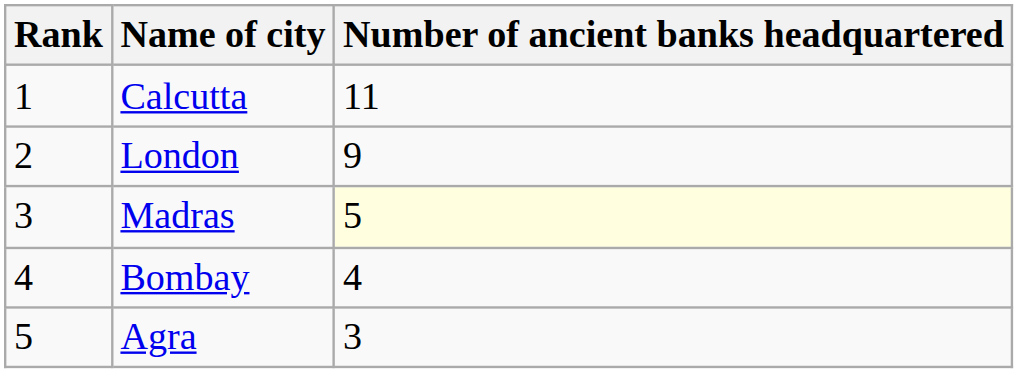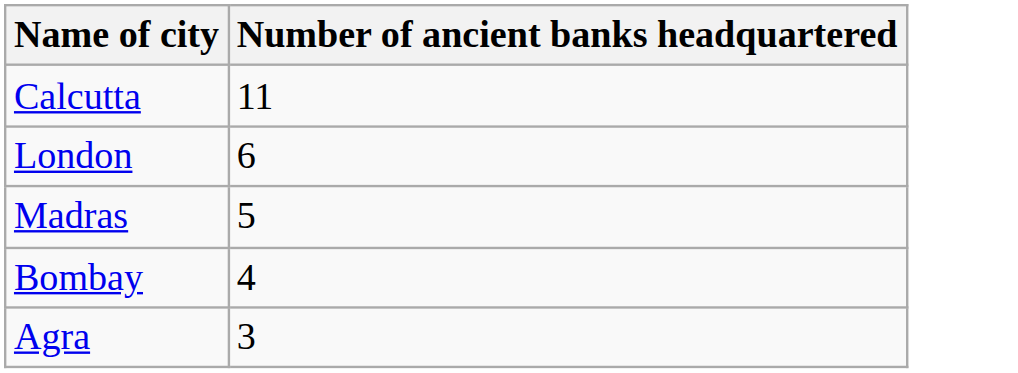- column: (58, 34)
(353, 155) 9 -> (246, 155) 6
(353, 215) lightyellow background -> (246, 215) no background
